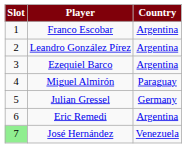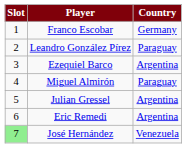(157, 30) Argentina -> (157, 30) Germany
(157, 47) Argentina -> (157, 47) Paraguay
(157, 99) Germany -> (157, 99) Argentina
